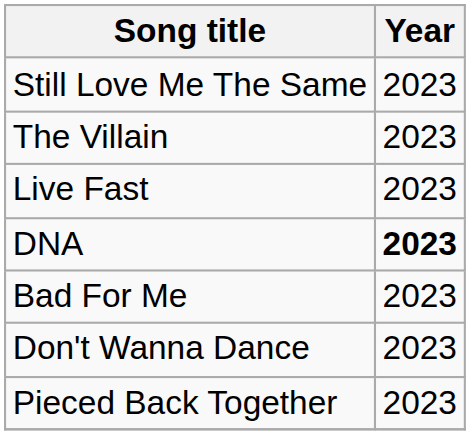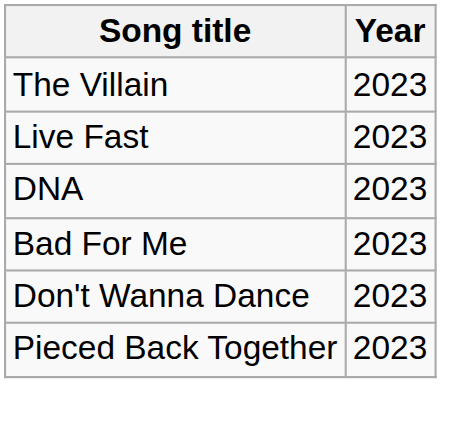- row: (190, 84)
(420, 243) bold -> (390, 190) normal
